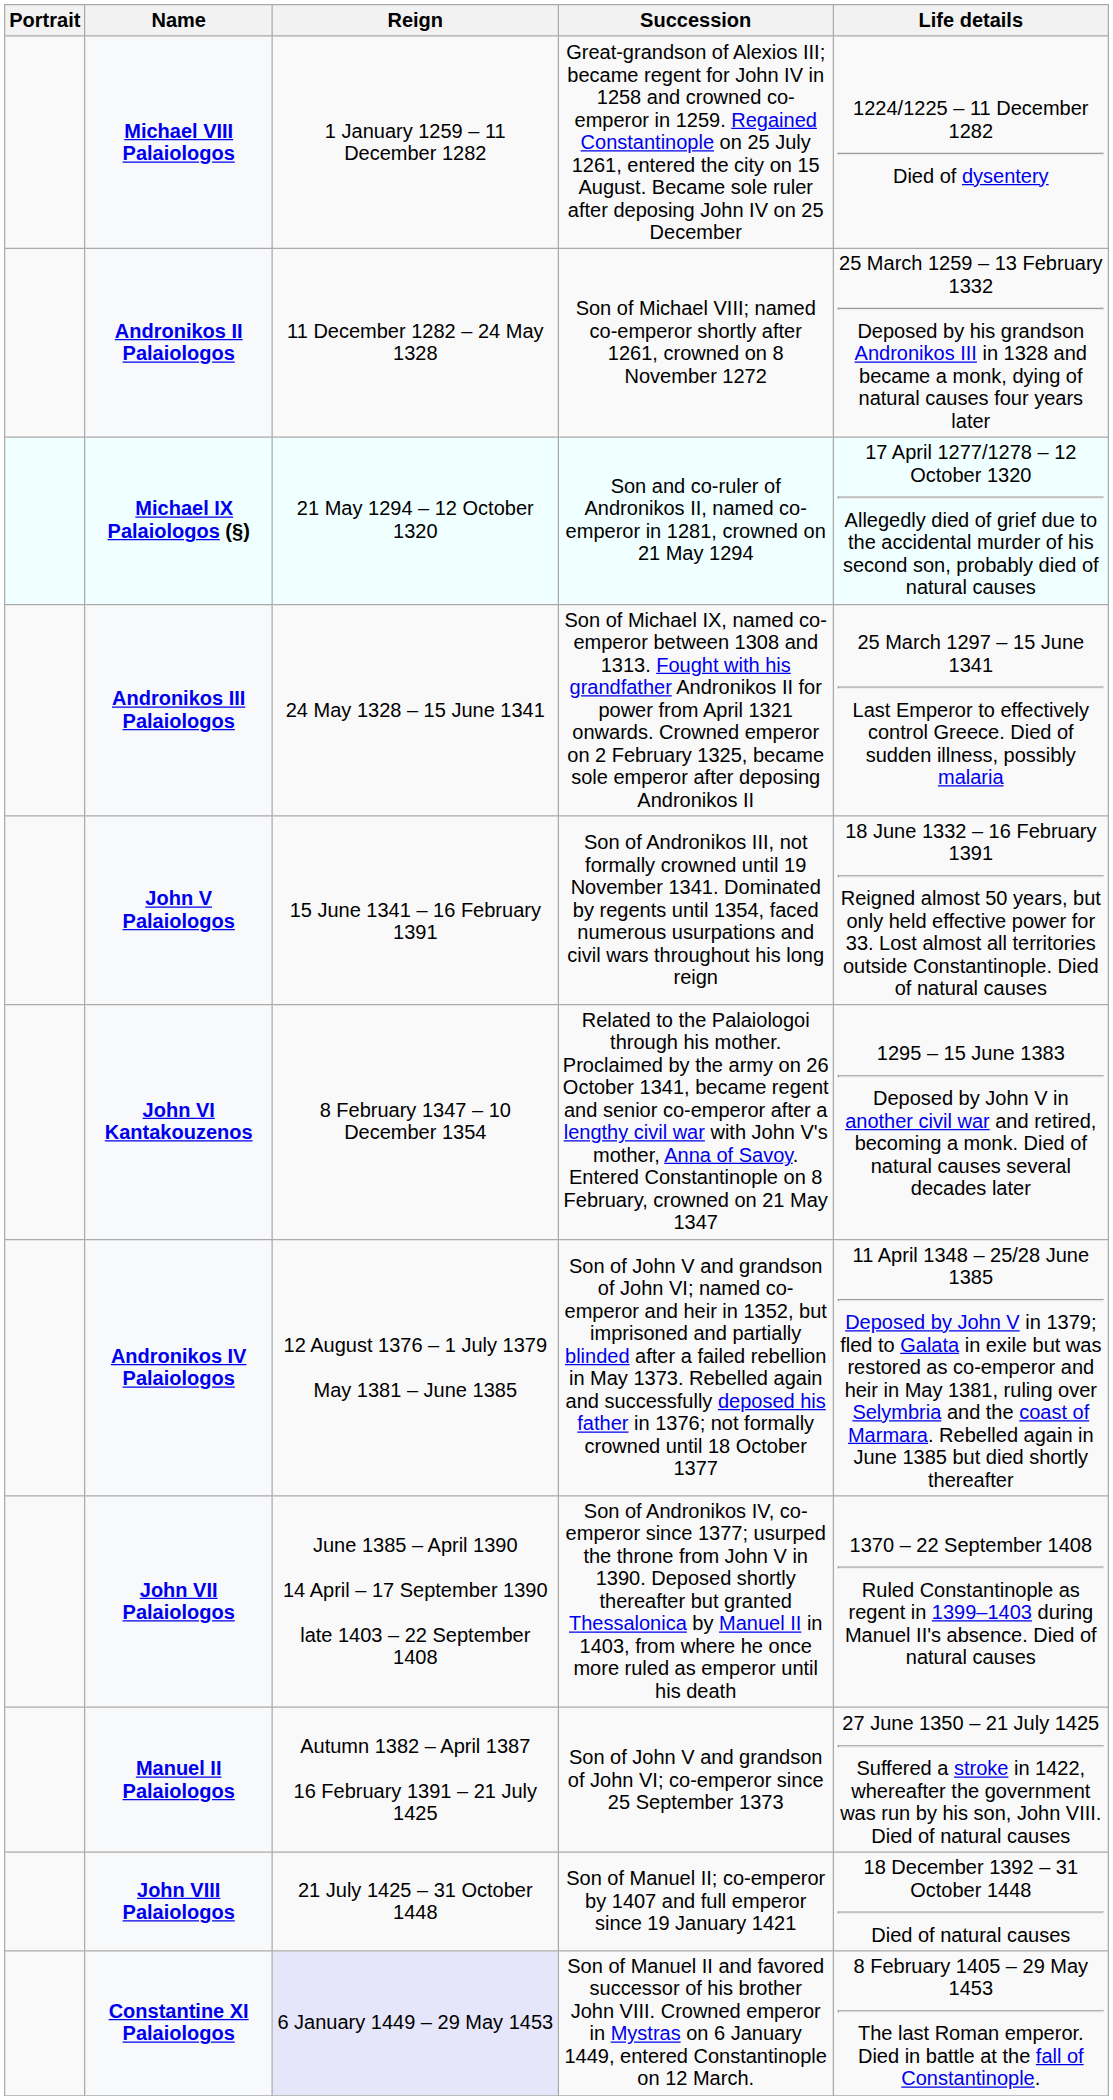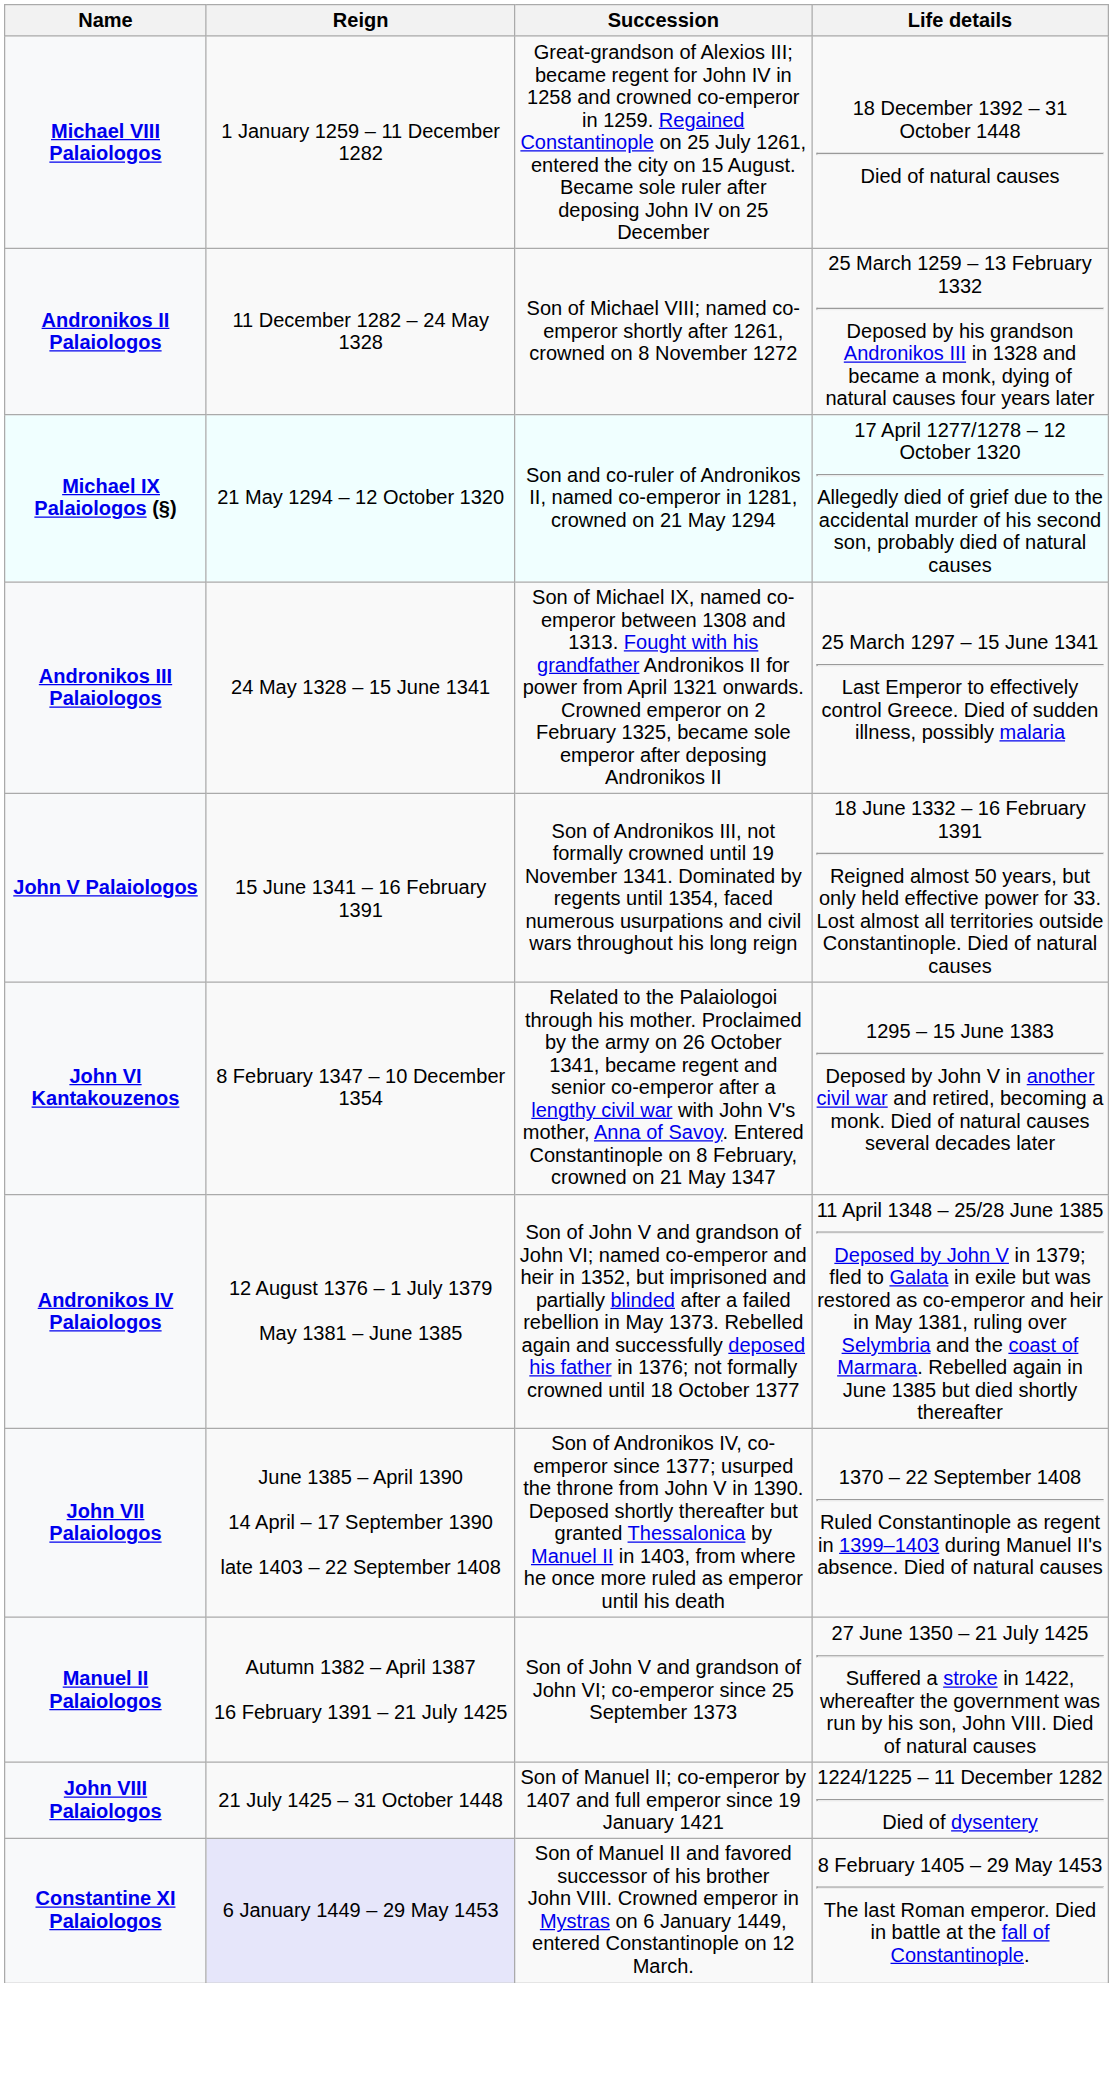- column: (45, 20)
(971, 142) 1224/1225 – 11 December 1282 Died of dysentery -> (960, 142) 18 December 1392 – 31 October 1448 Died of natural causes
(971, 1901) 18 December 1392 – 31 October 1448 Died of natural causes -> (960, 1800) 1224/1225 – 11 December 1282 Died of dysentery
